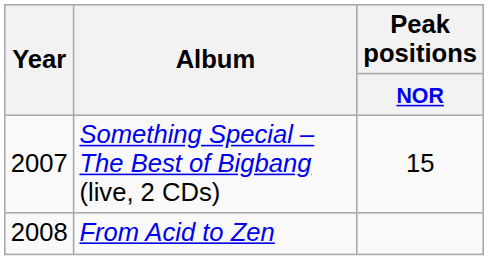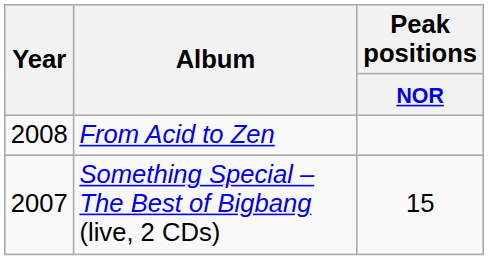rows swapped: (197, 163) <-> (177, 232)
